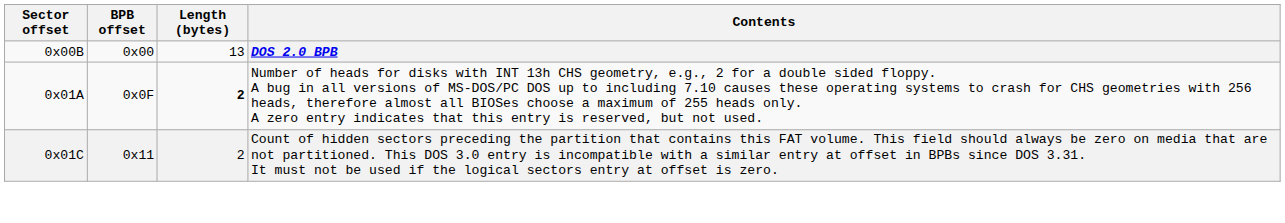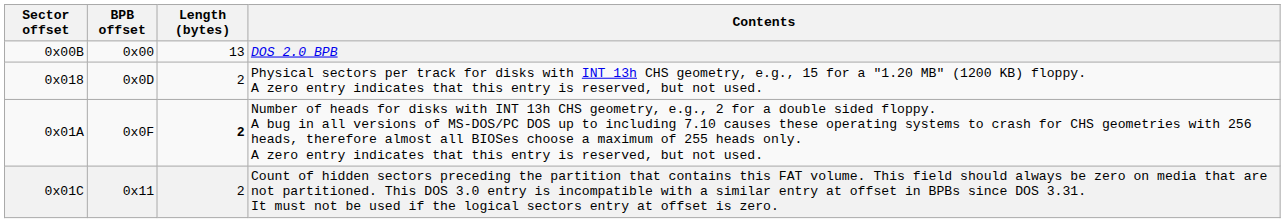(294, 52) bold -> (294, 52) normal
+ row: (64, 81)
